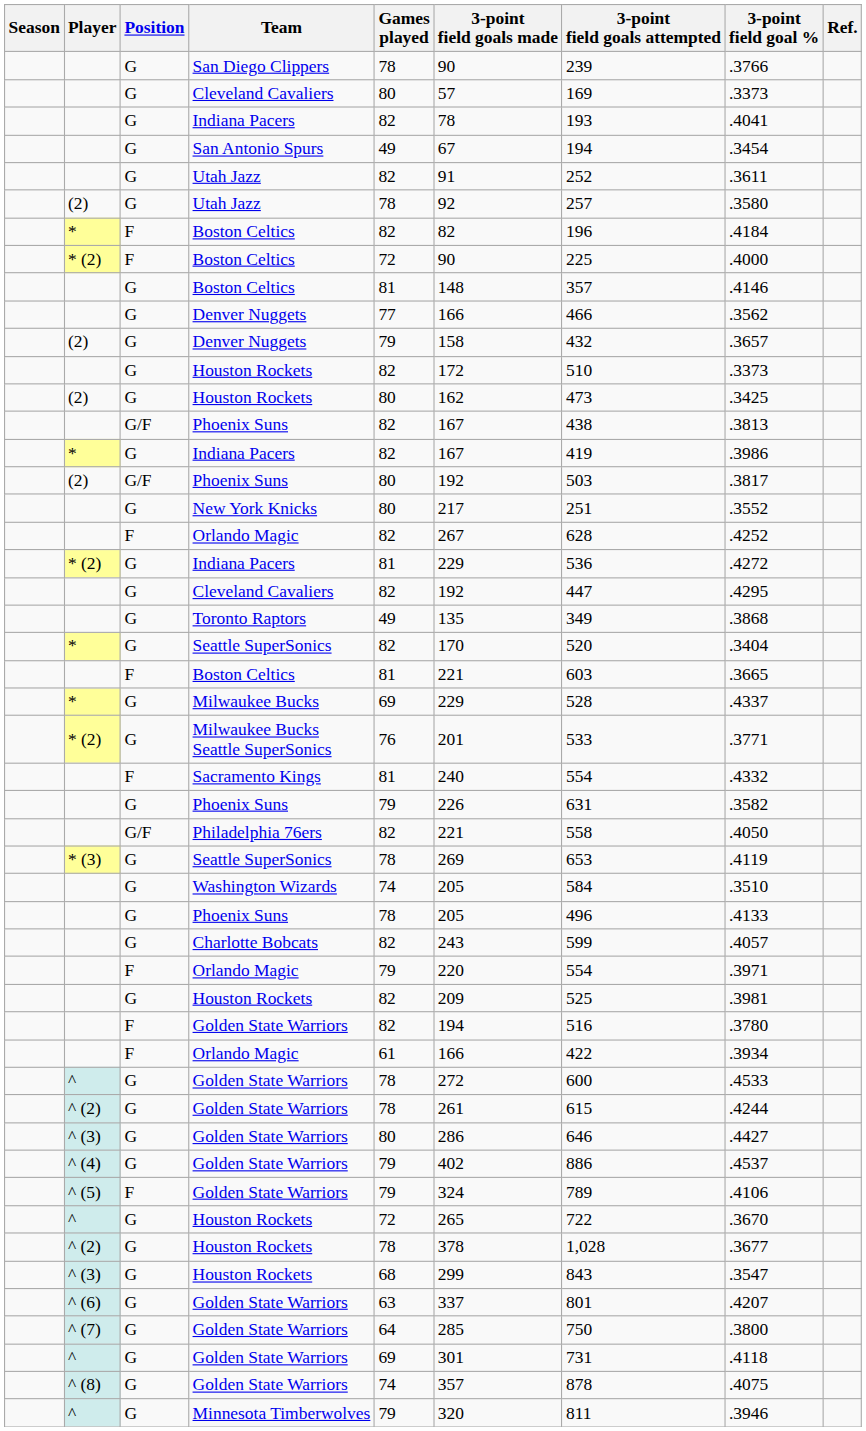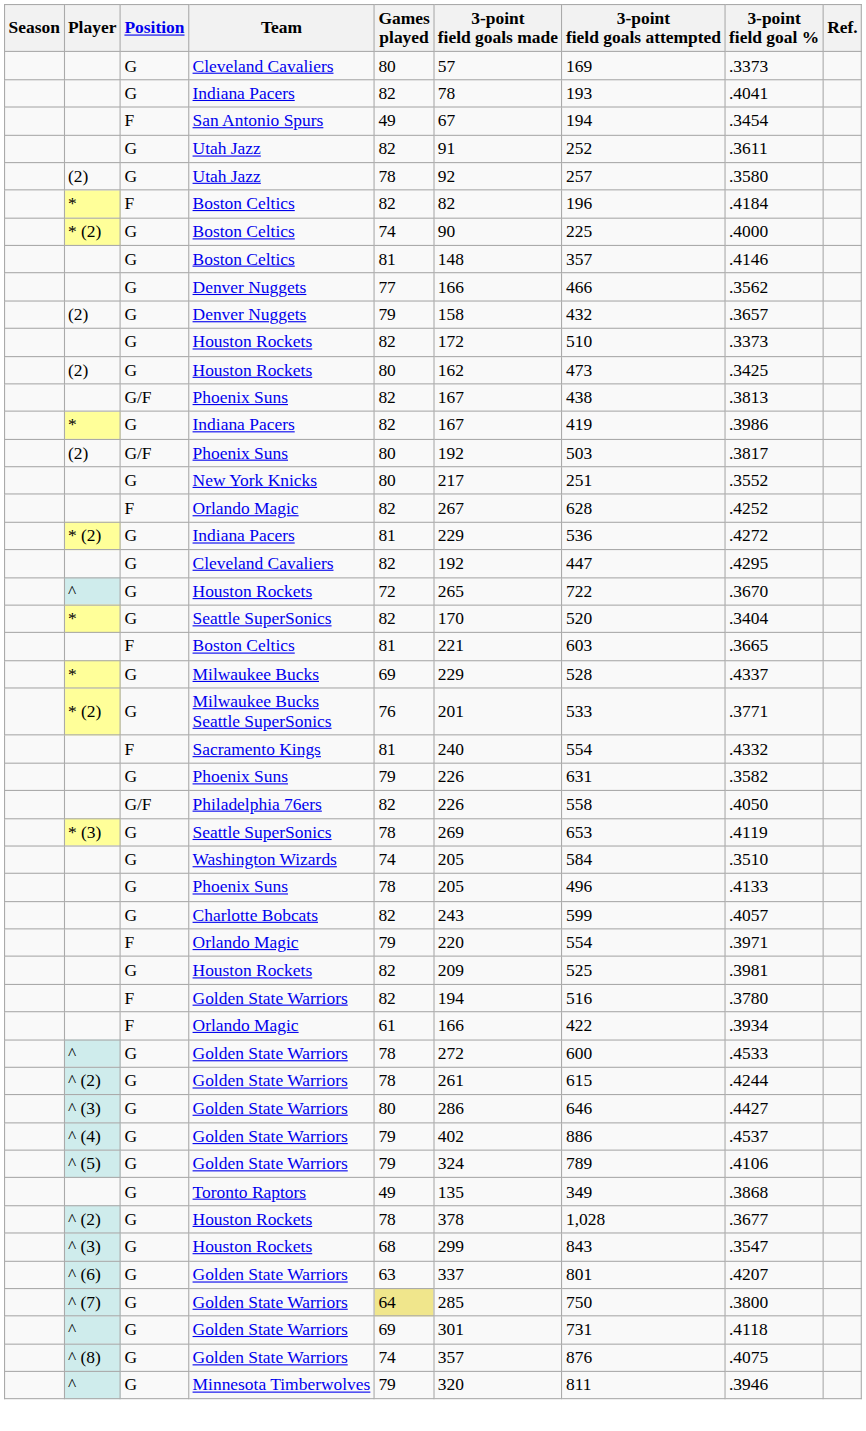- row: (92, 66)
(131, 148) G -> (129, 120) F
(129, 259) F -> (131, 231) G
(387, 259) 72 -> (387, 231) 74
rows swapped: (92, 619) <-> (72, 1219)
(451, 832) 221 -> (451, 804) 226
(129, 1191) F -> (131, 1163) G
(387, 1329) no background -> (387, 1302) khaki background
(579, 1385) 878 -> (579, 1357) 876
